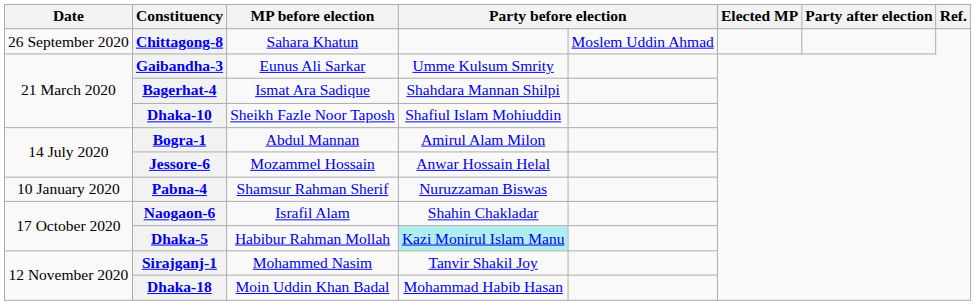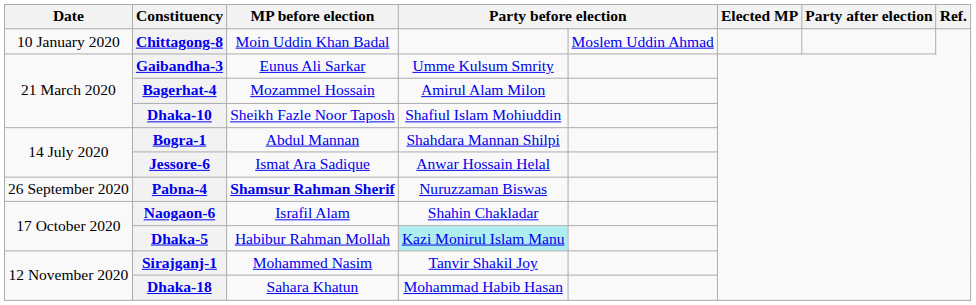(68, 41) 26 September 2020 -> (68, 41) 10 January 2020
(312, 41) Sahara Khatun -> (312, 41) Moin Uddin Khan Badal
(312, 90) Ismat Ara Sadique -> (312, 90) Mozammel Hossain
(483, 90) Shahdara Mannan Shilpi -> (483, 90) Amirul Alam Milon
(483, 139) Amirul Alam Milon -> (483, 139) Shahdara Mannan Shilpi
(312, 164) Mozammel Hossain -> (312, 164) Ismat Ara Sadique
(68, 189) 10 January 2020 -> (68, 189) 26 September 2020
(312, 189) normal -> (312, 189) bold
(312, 287) Moin Uddin Khan Badal -> (312, 287) Sahara Khatun
